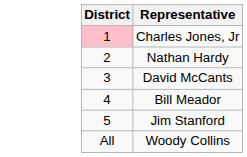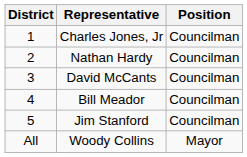+ column: (204, 15)
(107, 36) pink background -> (31, 36) no background
